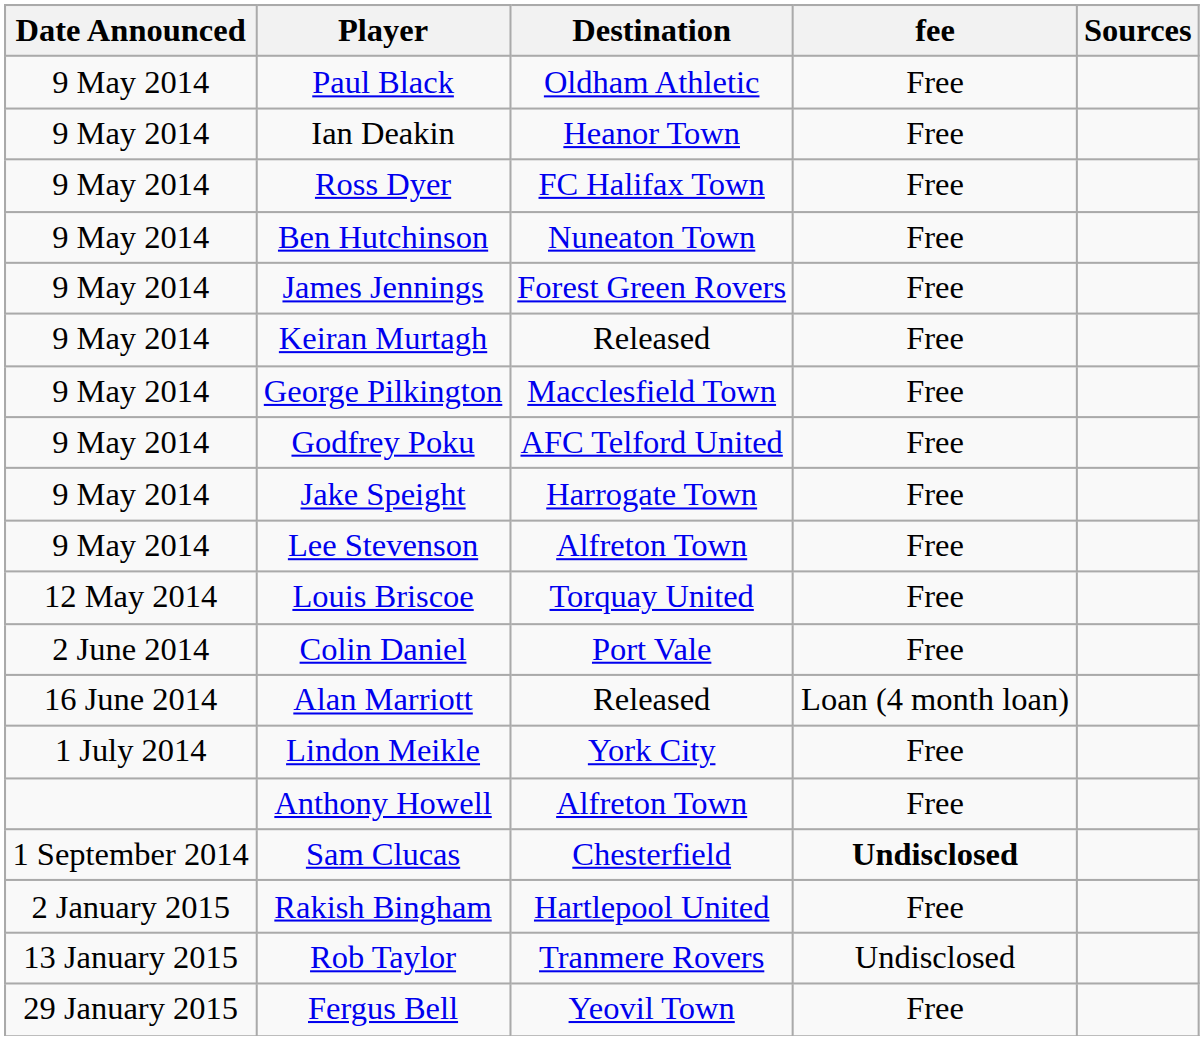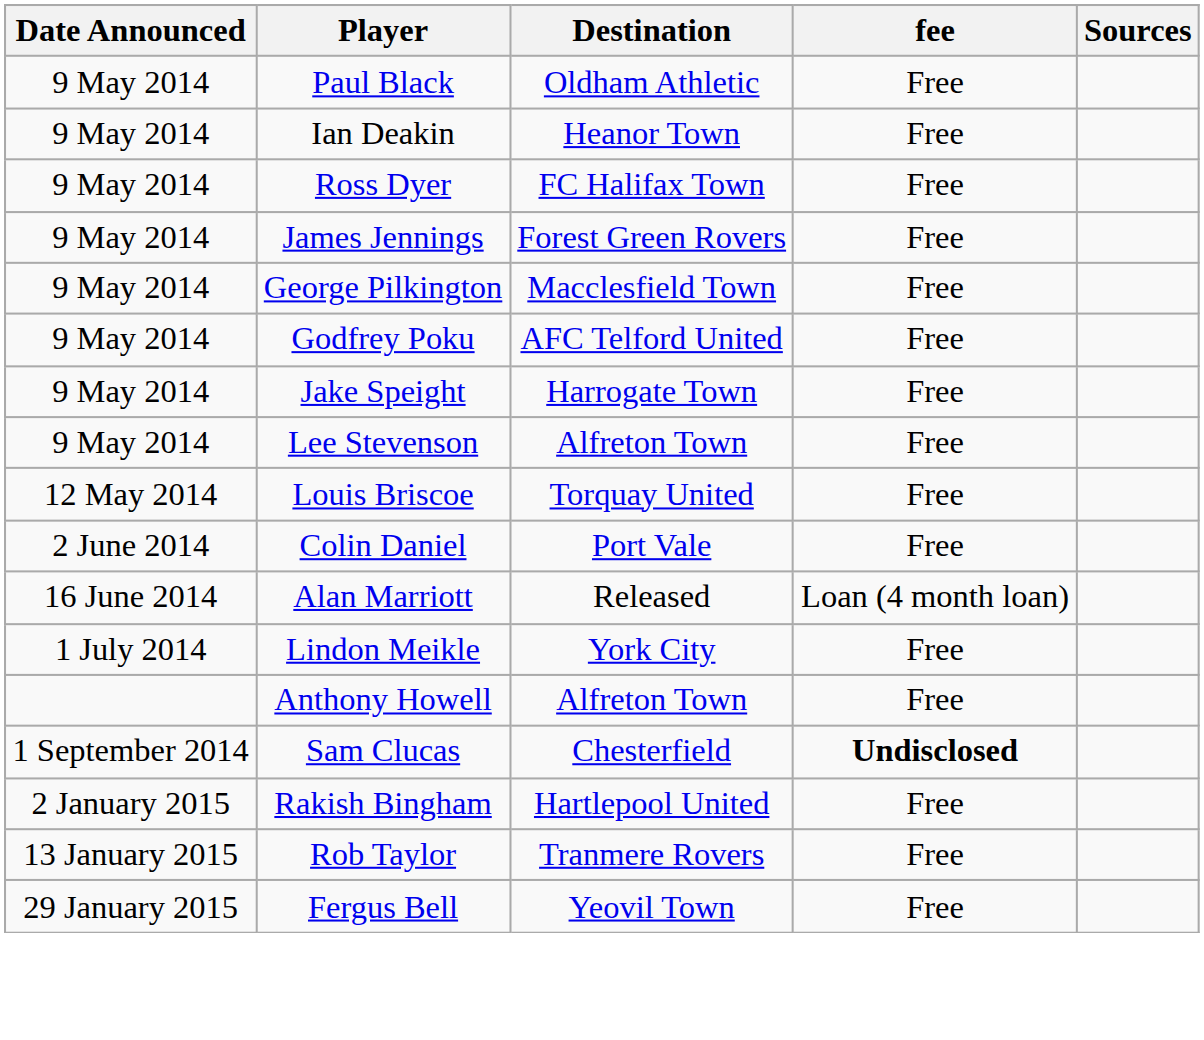- row: (383, 236)
- row: (383, 339)
(935, 957) Undisclosed -> (935, 854) Free
